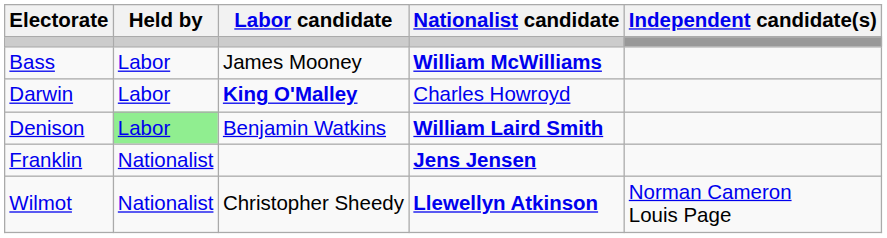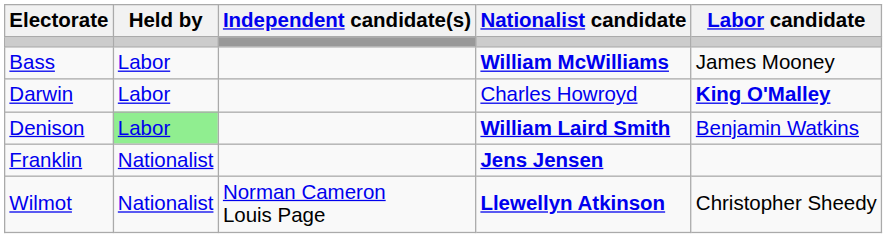columns swapped: (313, 20) <-> (753, 20)
